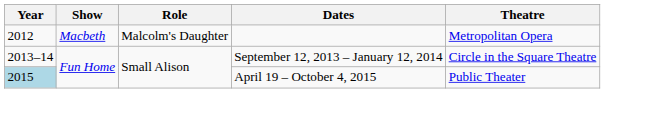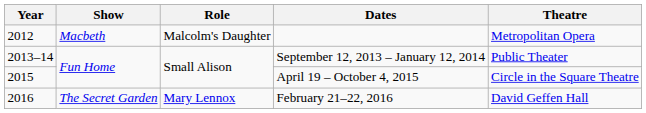(522, 56) Circle in the Square Theatre -> (529, 56) Public Theater
(21, 77) lightblue background -> (21, 77) no background
(487, 77) Public Theater -> (565, 77) Circle in the Square Theatre
+ row: (335, 98)
